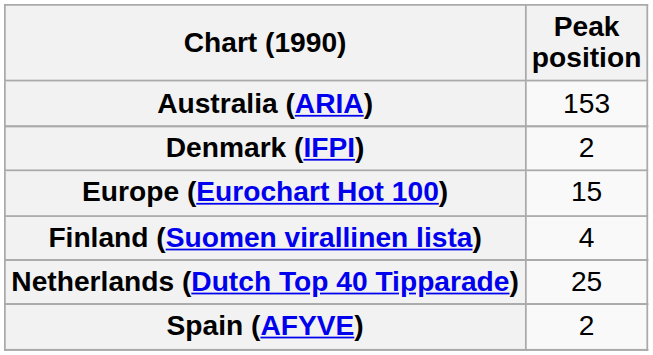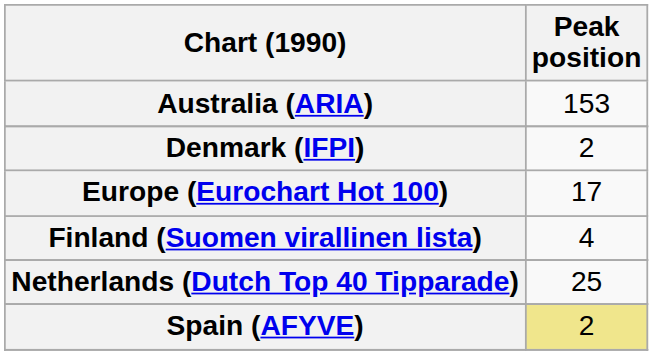(587, 192) 15 -> (587, 192) 17
(587, 326) no background -> (587, 326) khaki background
